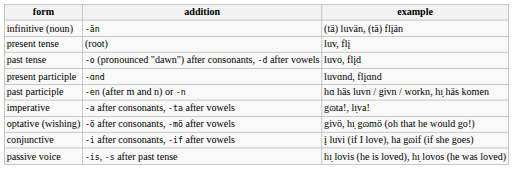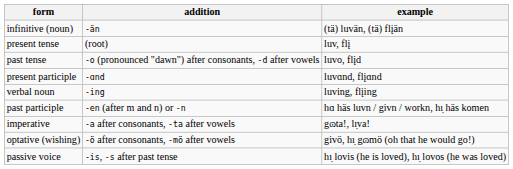+ row: (31, 92)
- row: (30, 140)
